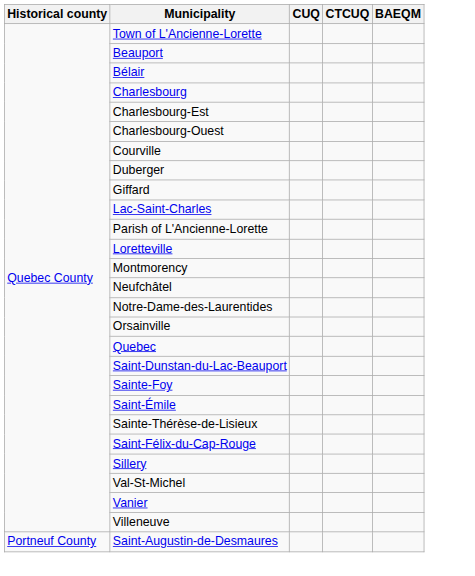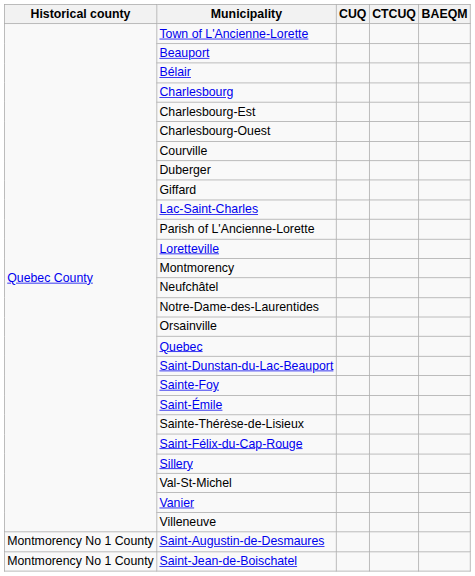(52, 541) Portneuf County -> (80, 541) Montmorency No 1 County
+ row: (228, 561)
